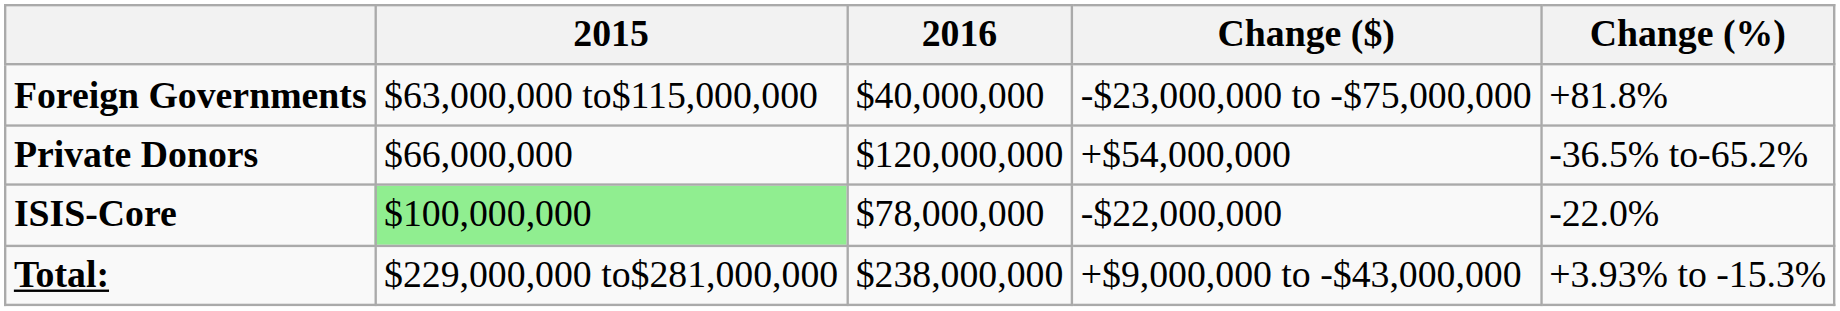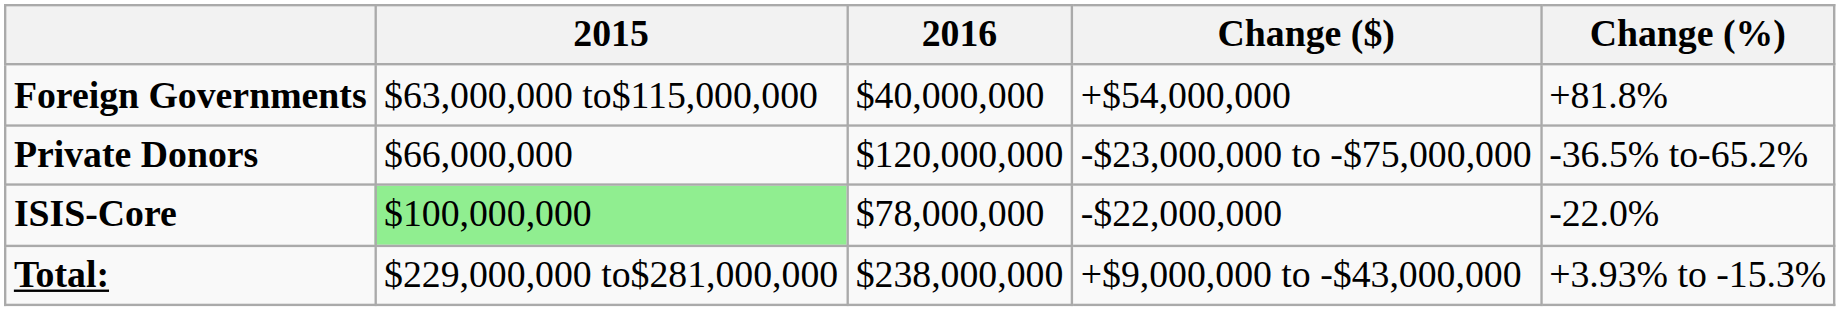(1306, 94) -$23,000,000 to -$75,000,000 -> (1186, 94) +$54,000,000
(1186, 154) +$54,000,000 -> (1306, 154) -$23,000,000 to -$75,000,000
